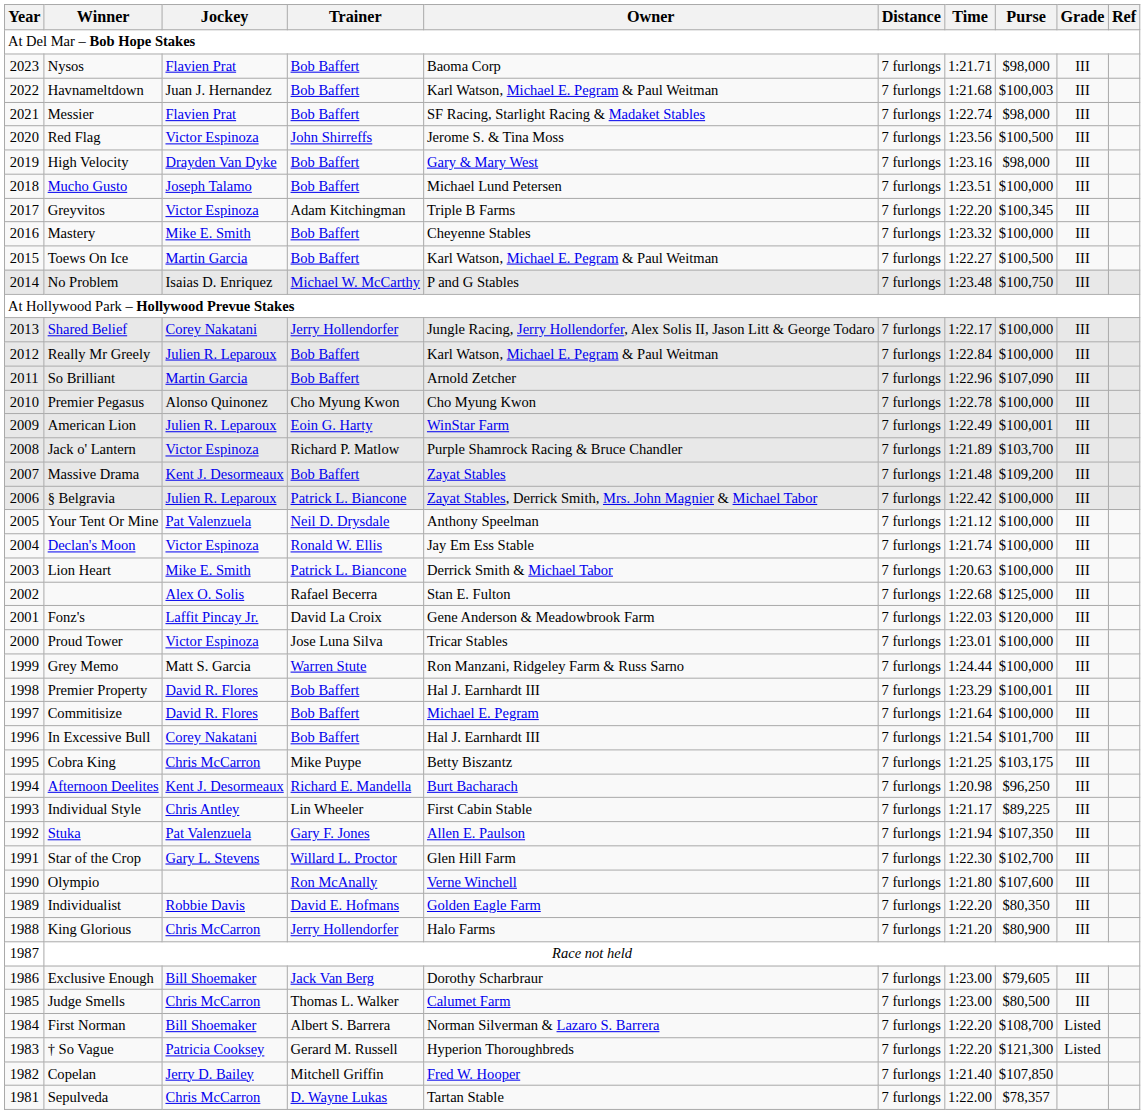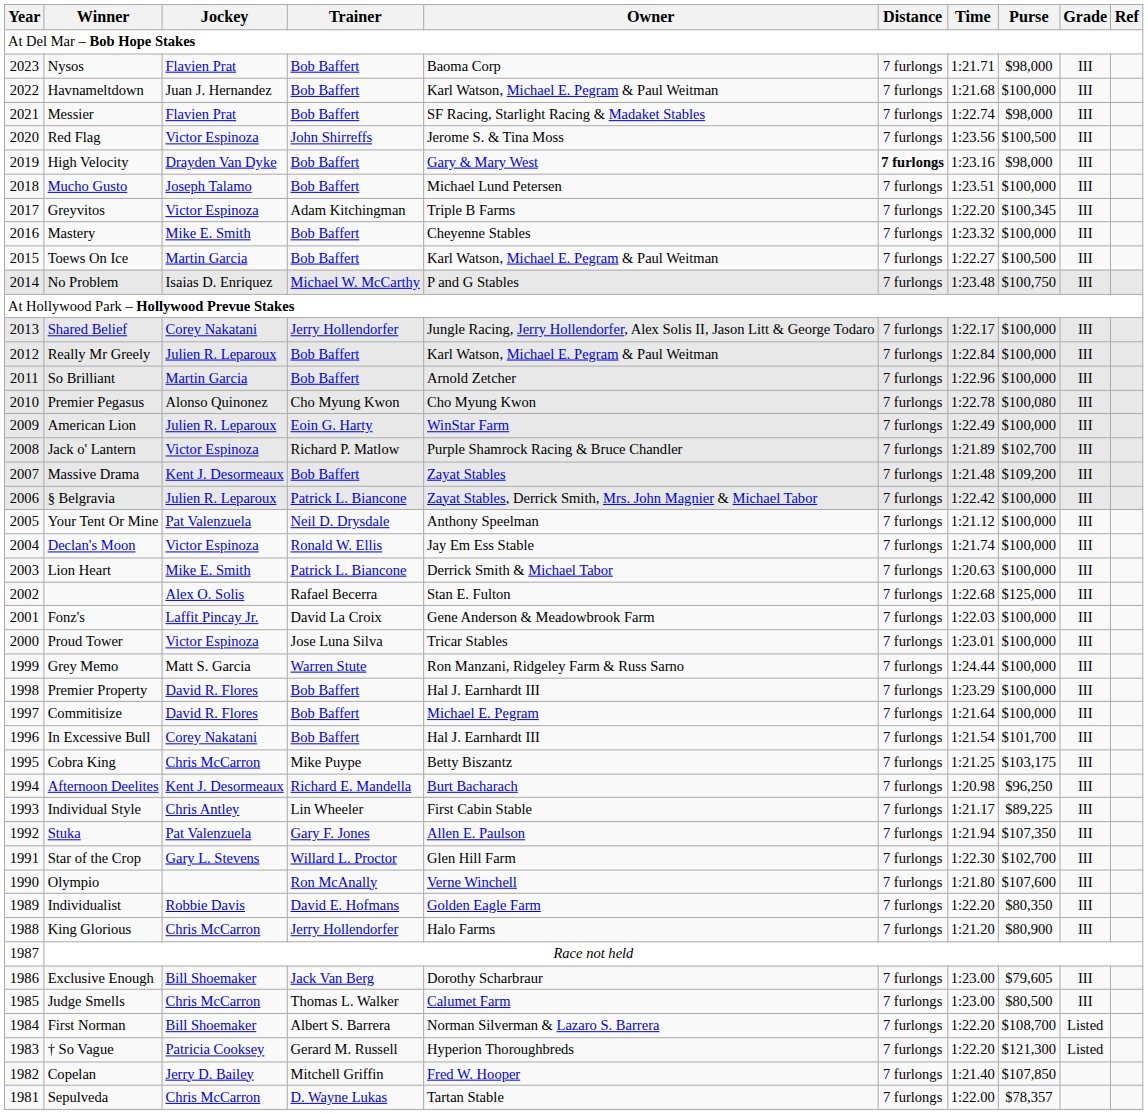(1026, 90) $100,003 -> (1029, 90) $100,000
(911, 162) normal -> (913, 162) bold
(1026, 377) $107,090 -> (1029, 377) $100,000
(1026, 401) $100,000 -> (1029, 401) $100,080
(1026, 425) $100,001 -> (1029, 425) $100,000
(1026, 449) $103,700 -> (1029, 449) $102,700
(1026, 617) $120,000 -> (1029, 617) $100,000
(1026, 689) $100,001 -> (1029, 689) $100,000
